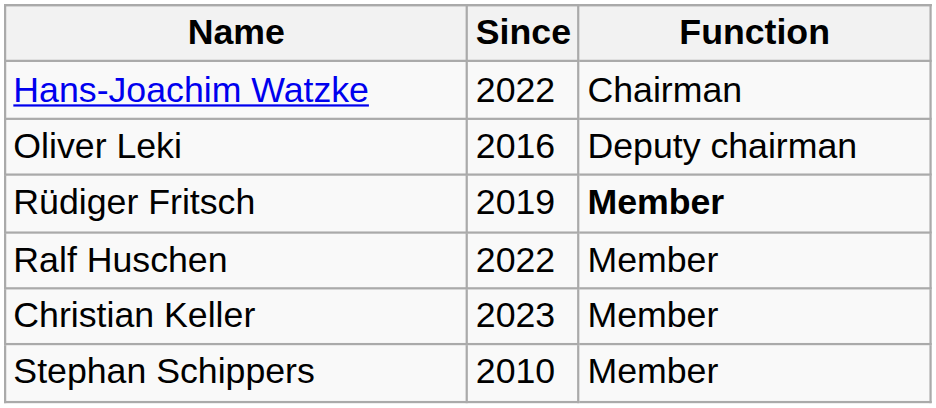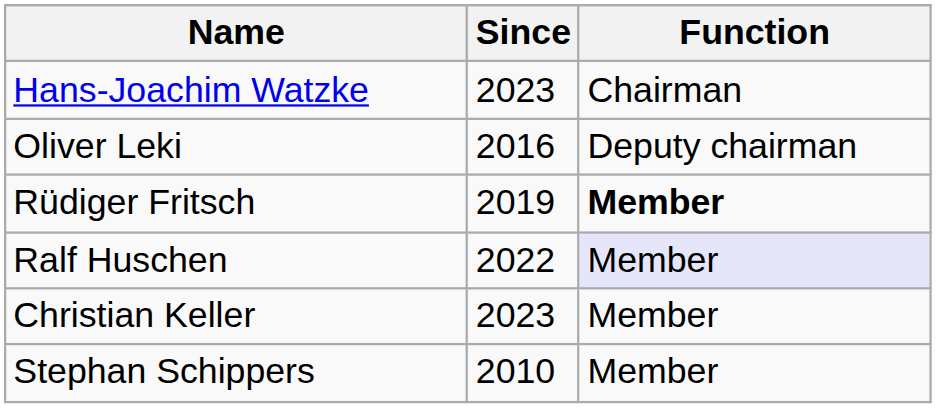(515, 89) 2022 -> (515, 89) 2023
(653, 259) no background -> (653, 259) lavender background
